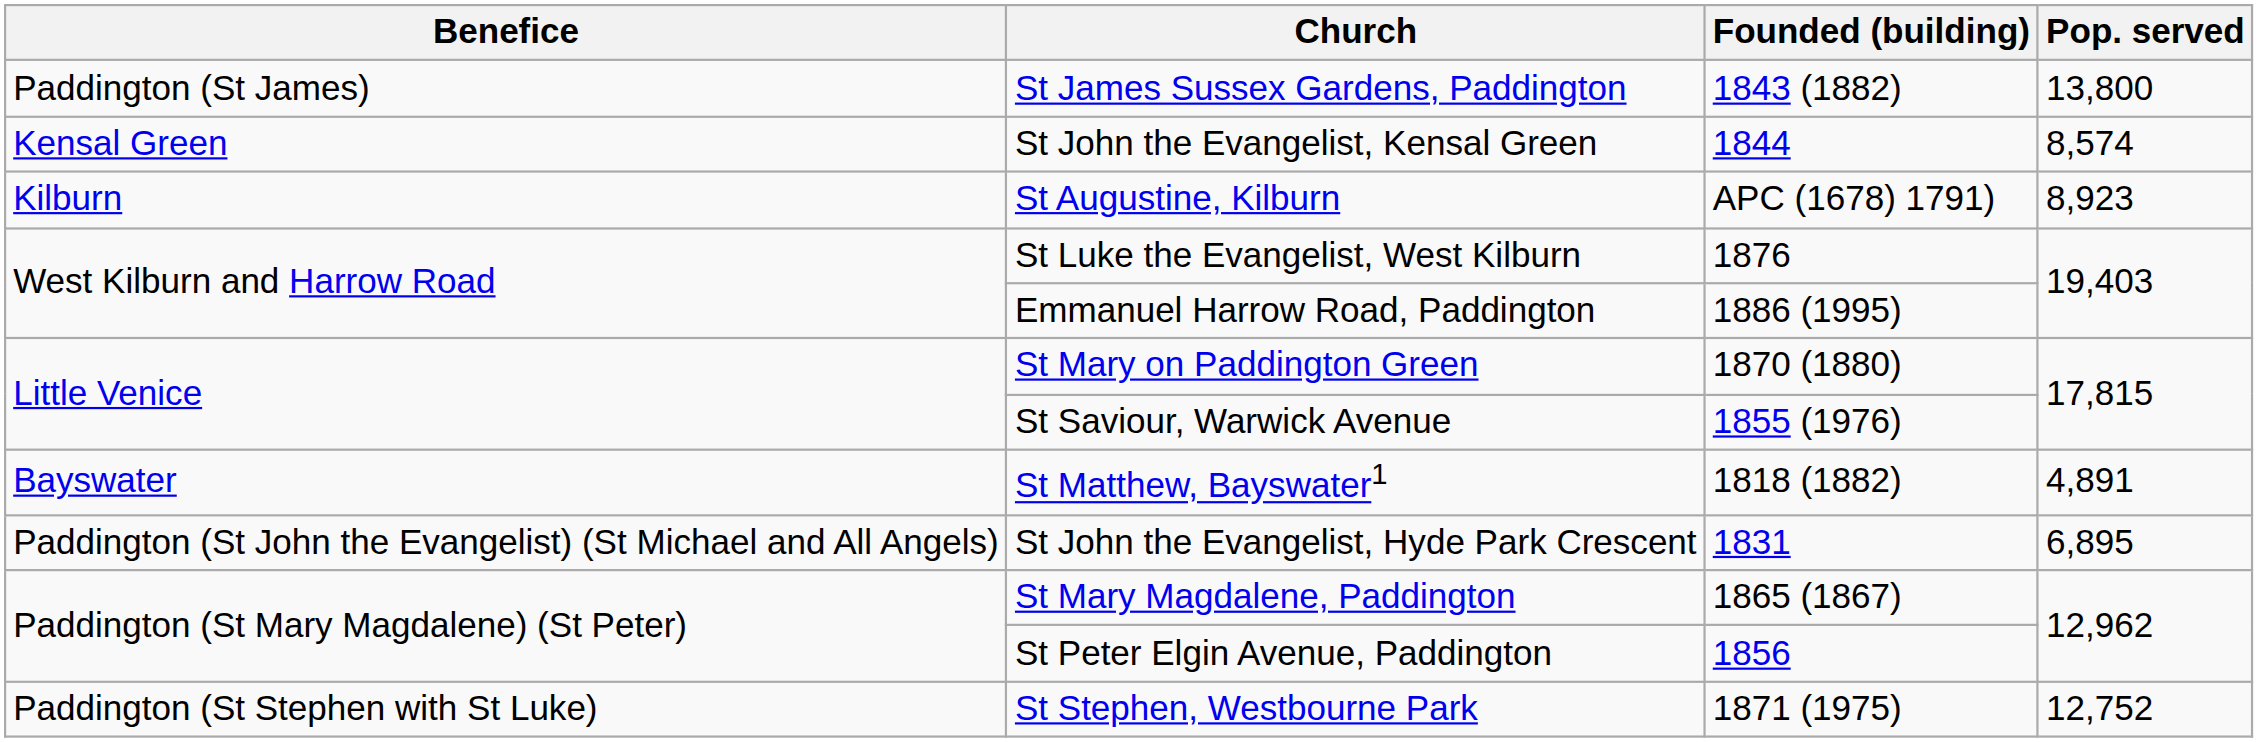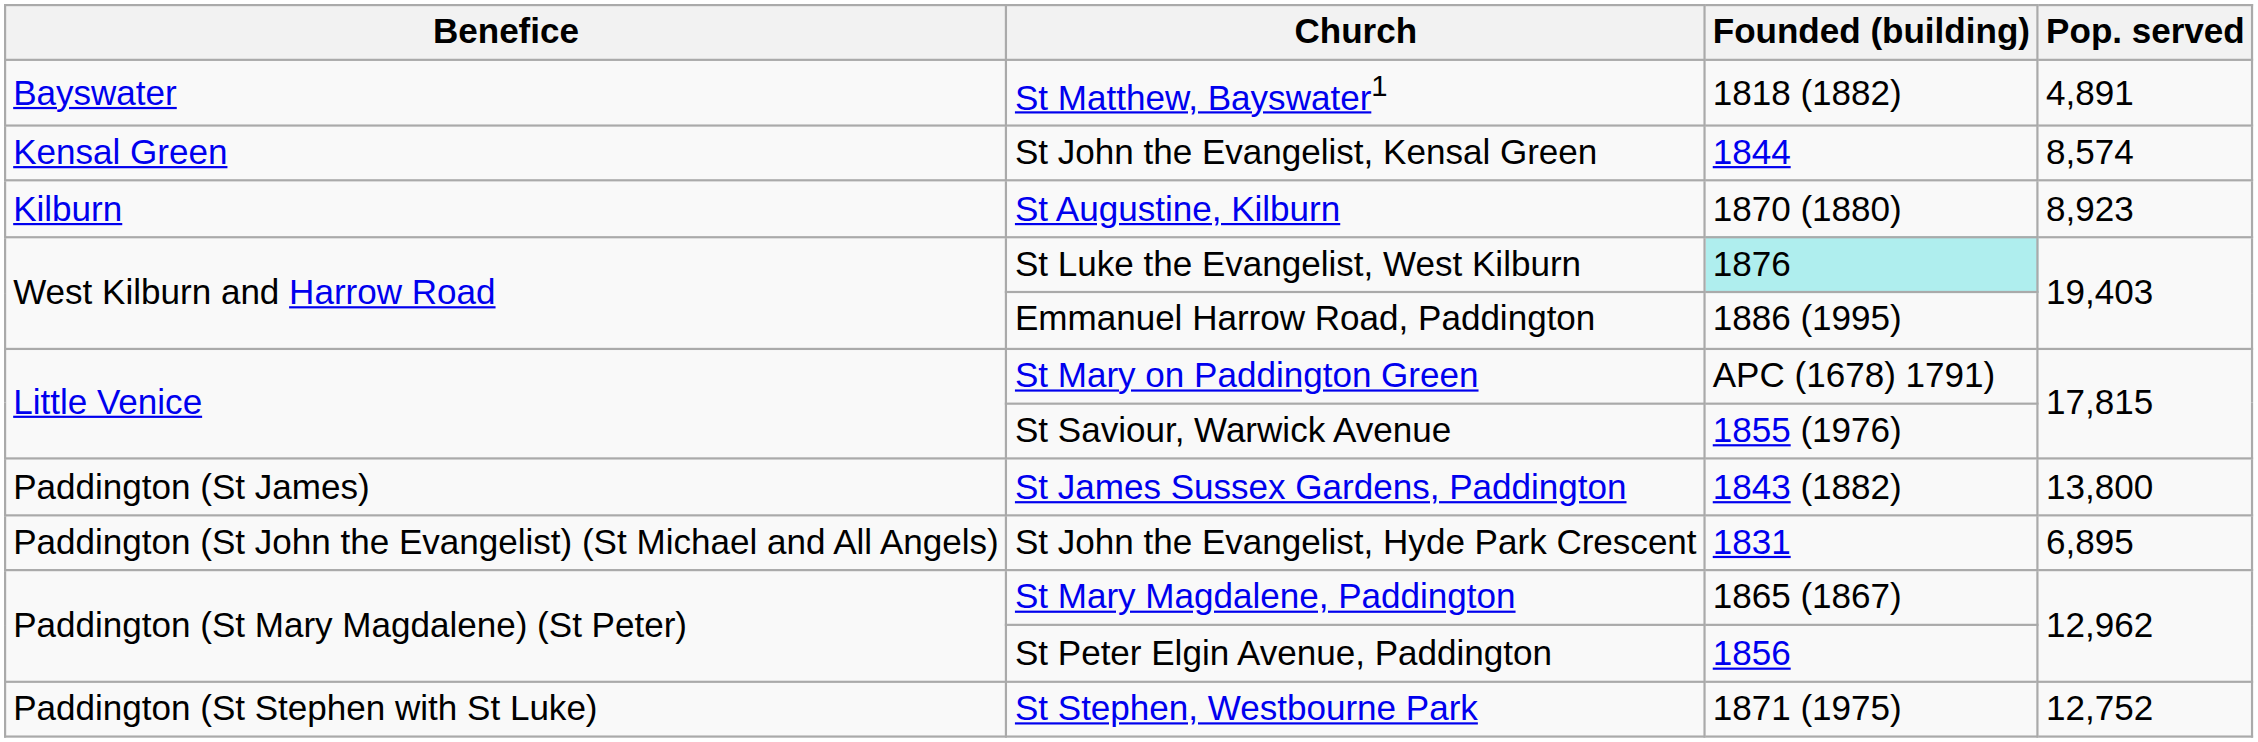rows swapped: (1201, 481) <-> (1321, 87)
(1854, 198) APC (1678) 1791) -> (1807, 208) 1870 (1880)
(1752, 254) no background -> (1752, 264) paleturquoise background
(1807, 365) 1870 (1880) -> (1854, 375) APC (1678) 1791)
